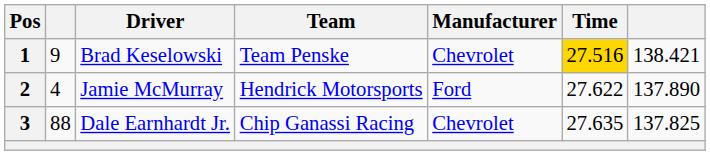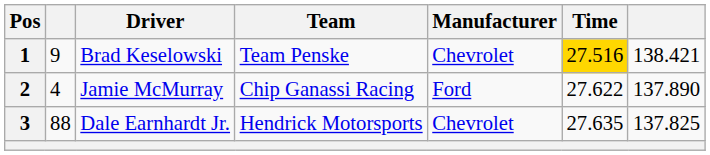(331, 89) Hendrick Motorsports -> (327, 89) Chip Ganassi Racing
(327, 123) Chip Ganassi Racing -> (331, 123) Hendrick Motorsports
